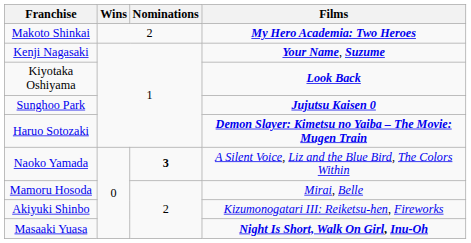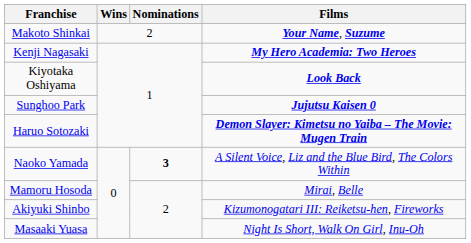(334, 33) My Hero Academia: Two Heroes -> (334, 33) Your Name, Suzume
(334, 52) Your Name, Suzume -> (334, 52) My Hero Academia: Two Heroes
(334, 228) bold -> (334, 228) normal
